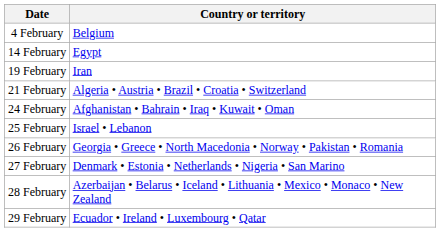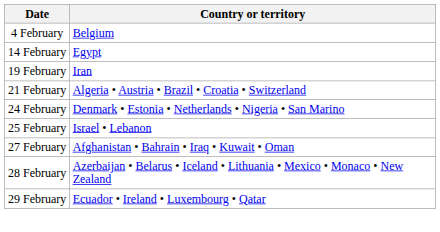(183, 109) Afghanistan • Bahrain • Iraq • Kuwait • Oman -> (209, 109) Denmark • Estonia • Netherlands • Nigeria • San Marino
- row: (37, 147)
(209, 166) Denmark • Estonia • Netherlands • Nigeria • San Marino -> (183, 147) Afghanistan • Bahrain • Iraq • Kuwait • Oman
